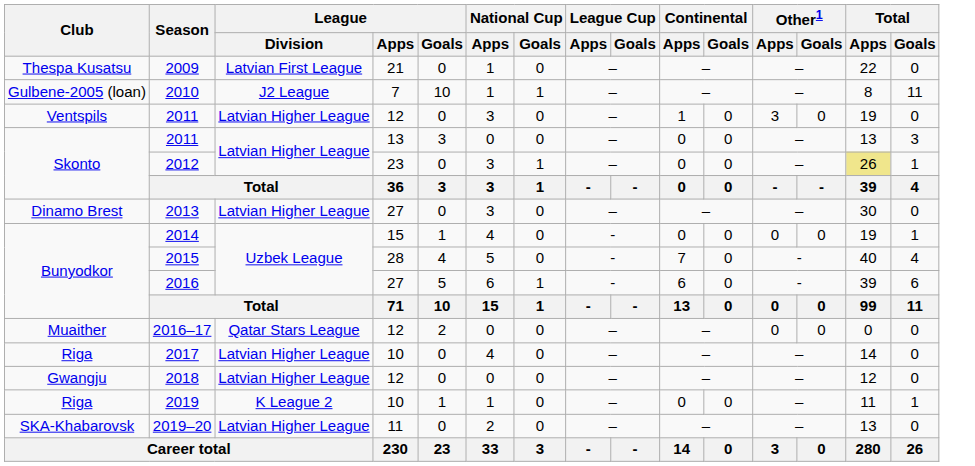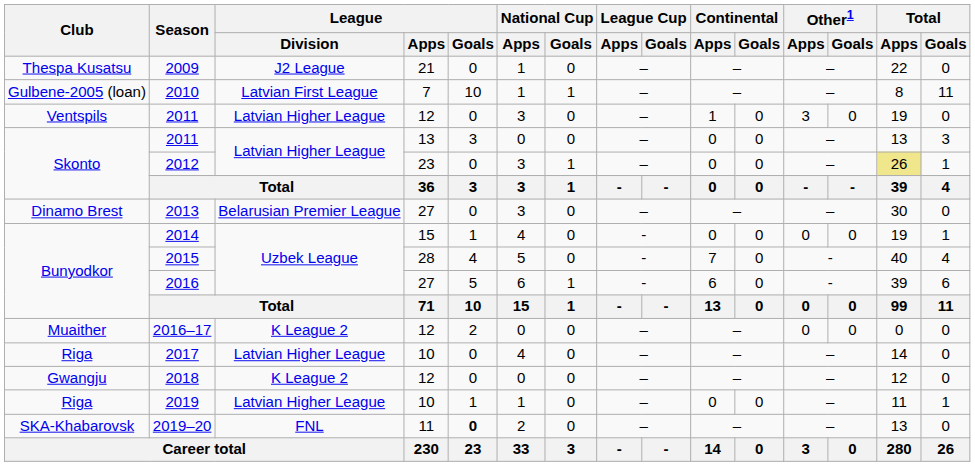(294, 68) Latvian First League -> (309, 68) J2 League
(294, 92) J2 League -> (309, 92) Latvian First League
(294, 211) Latvian Higher League -> (309, 211) Belarusian Premier League
(294, 330) Qatar Stars League -> (309, 330) K League 2
(294, 378) Latvian Higher League -> (309, 378) K League 2
(294, 402) K League 2 -> (309, 402) Latvian Higher League
(294, 425) Latvian Higher League -> (309, 425) FNL
(442, 425) normal -> (473, 425) bold
